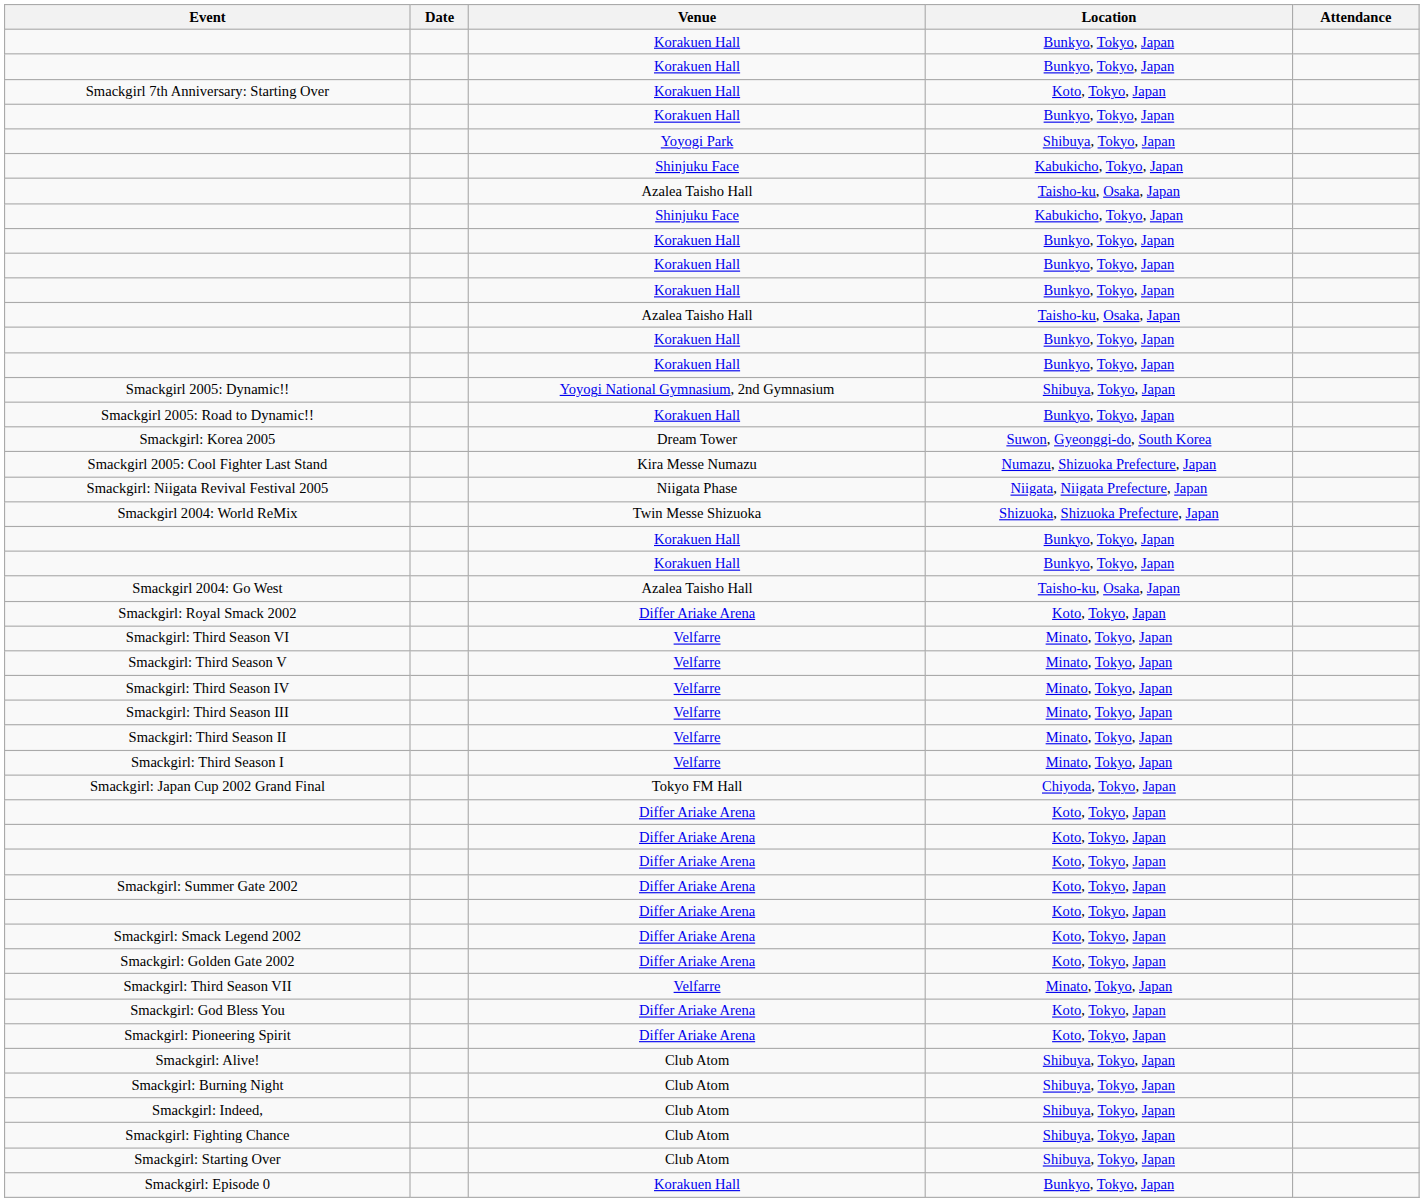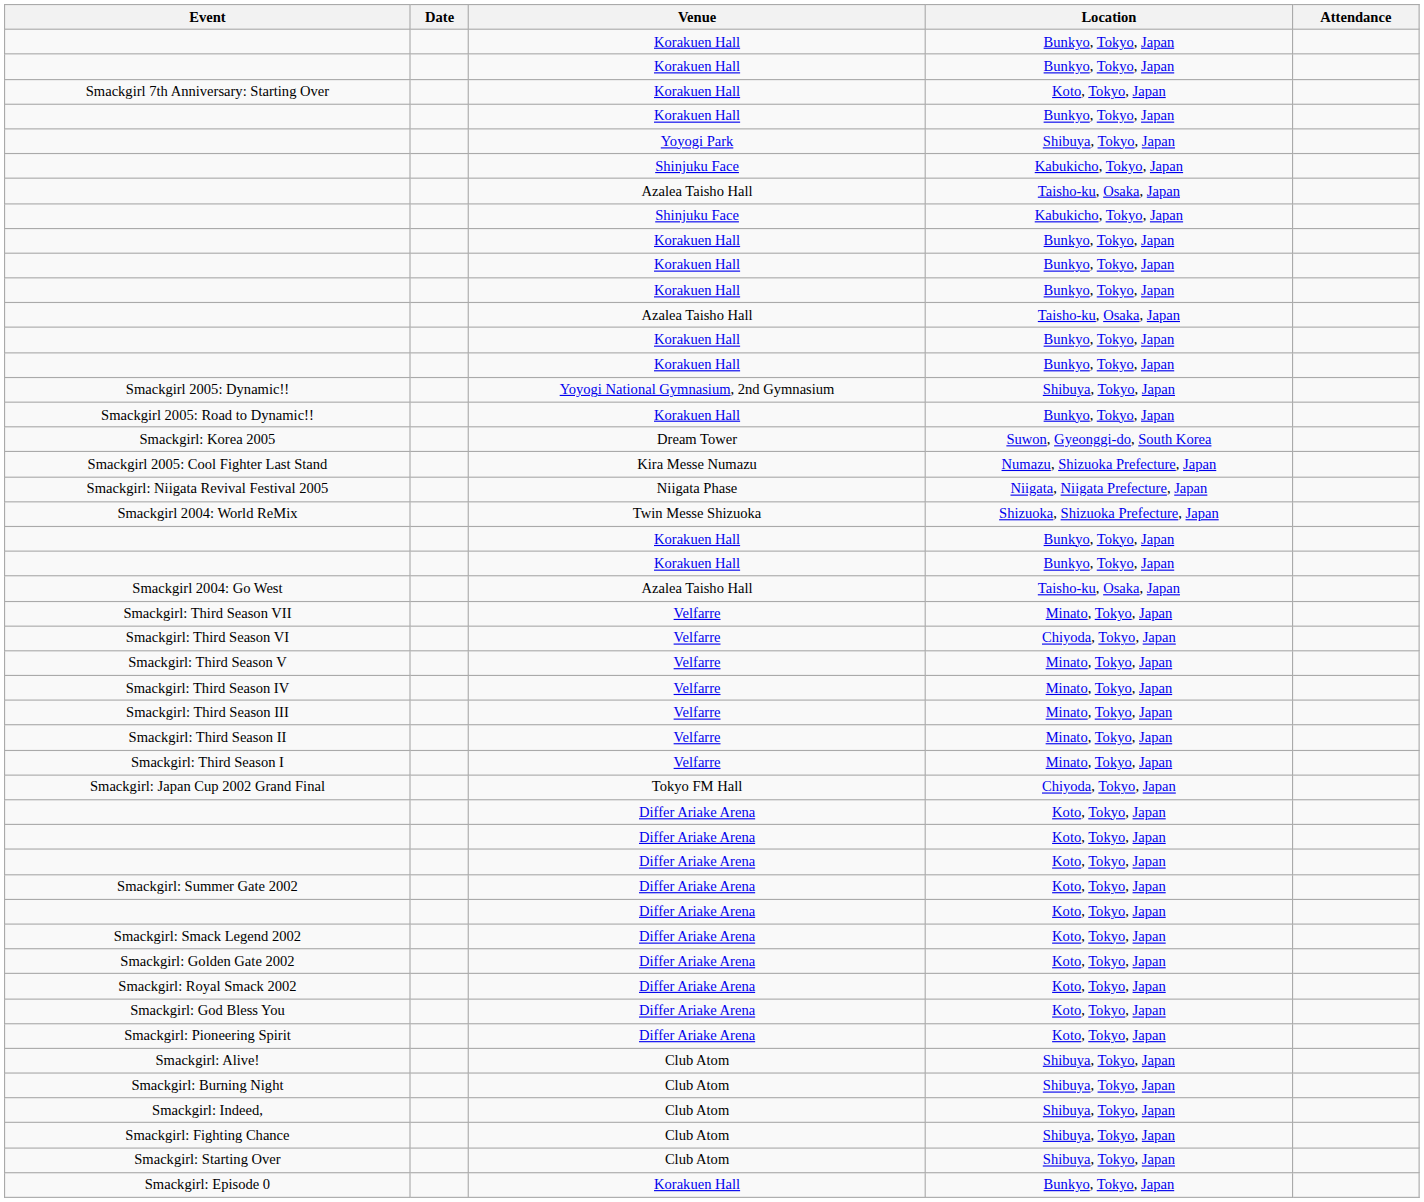rows swapped: (207, 986) <-> (207, 613)
(1109, 638) Minato, Tokyo, Japan -> (1109, 638) Chiyoda, Tokyo, Japan
